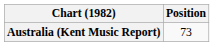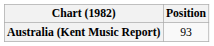(186, 32) 73 -> (186, 32) 93
